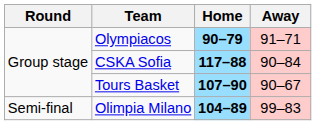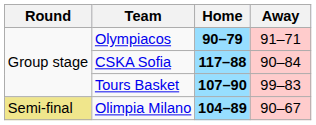(281, 86) 90–67 -> (281, 86) 99–83
(40, 109) no background -> (40, 109) khaki background
(281, 109) 99–83 -> (281, 109) 90–67
